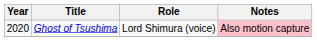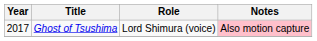(18, 28) 2020 -> (18, 28) 2017
